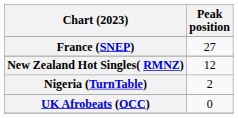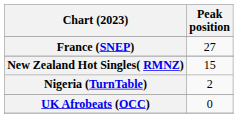(210, 65) 12 -> (210, 65) 15
